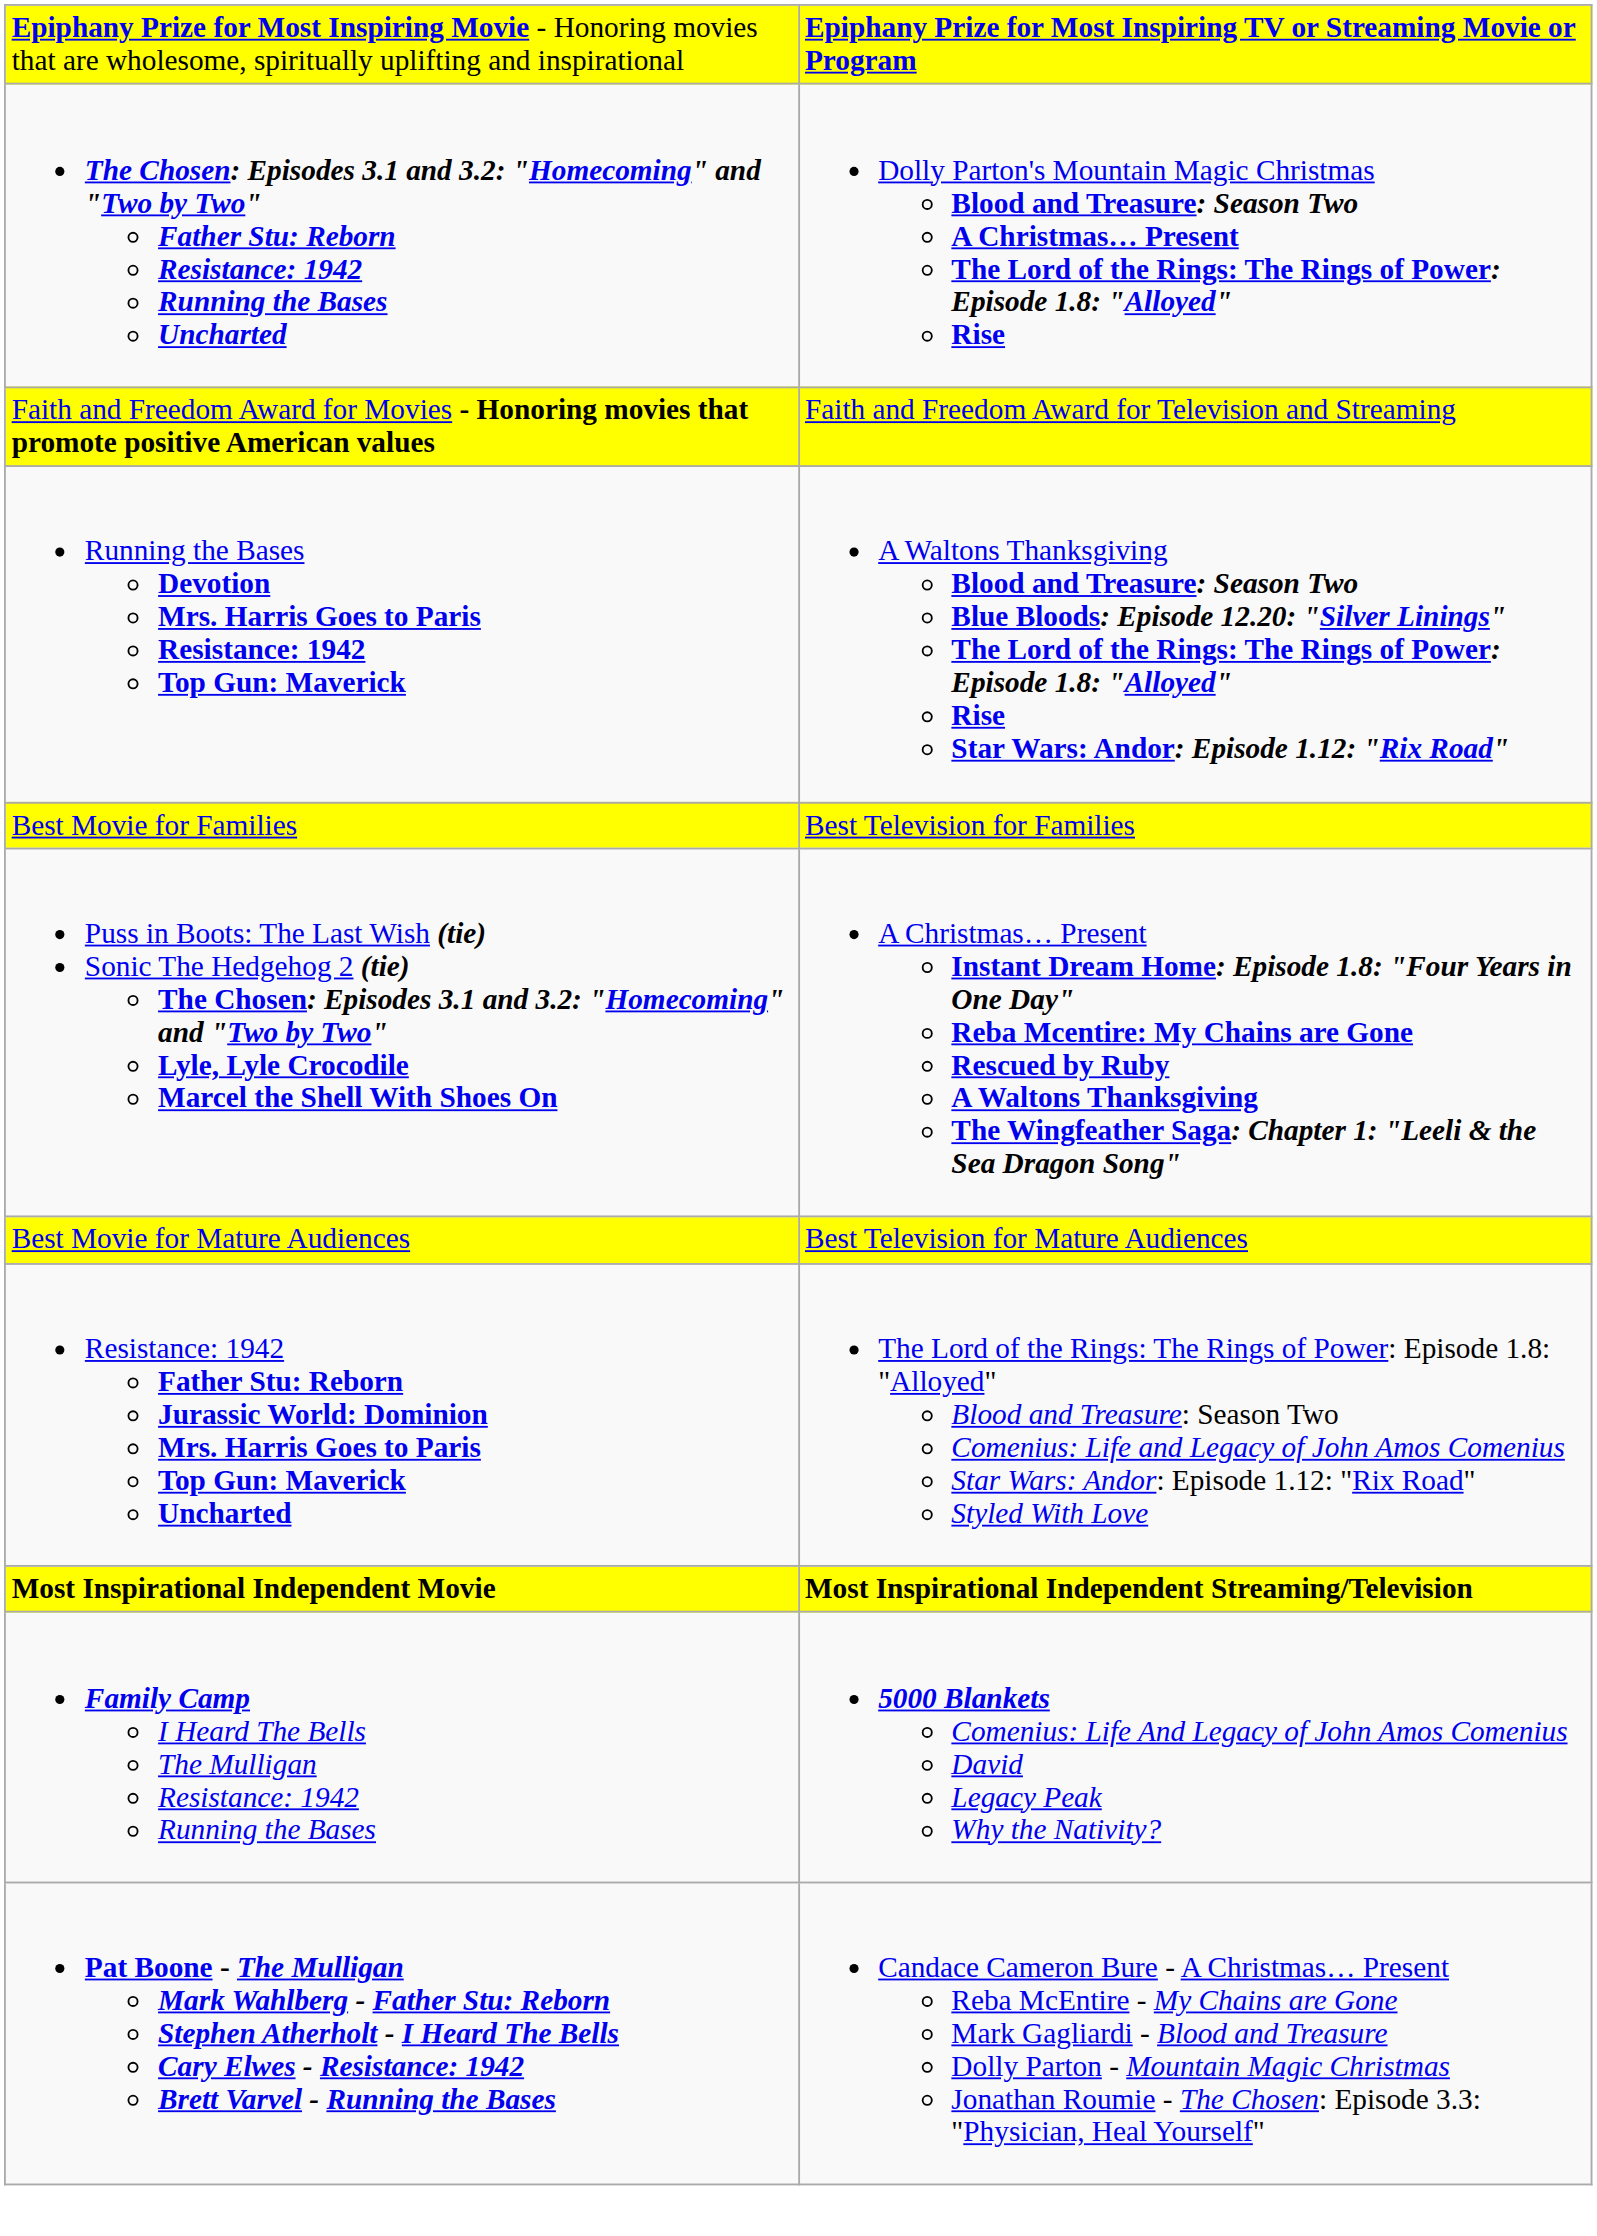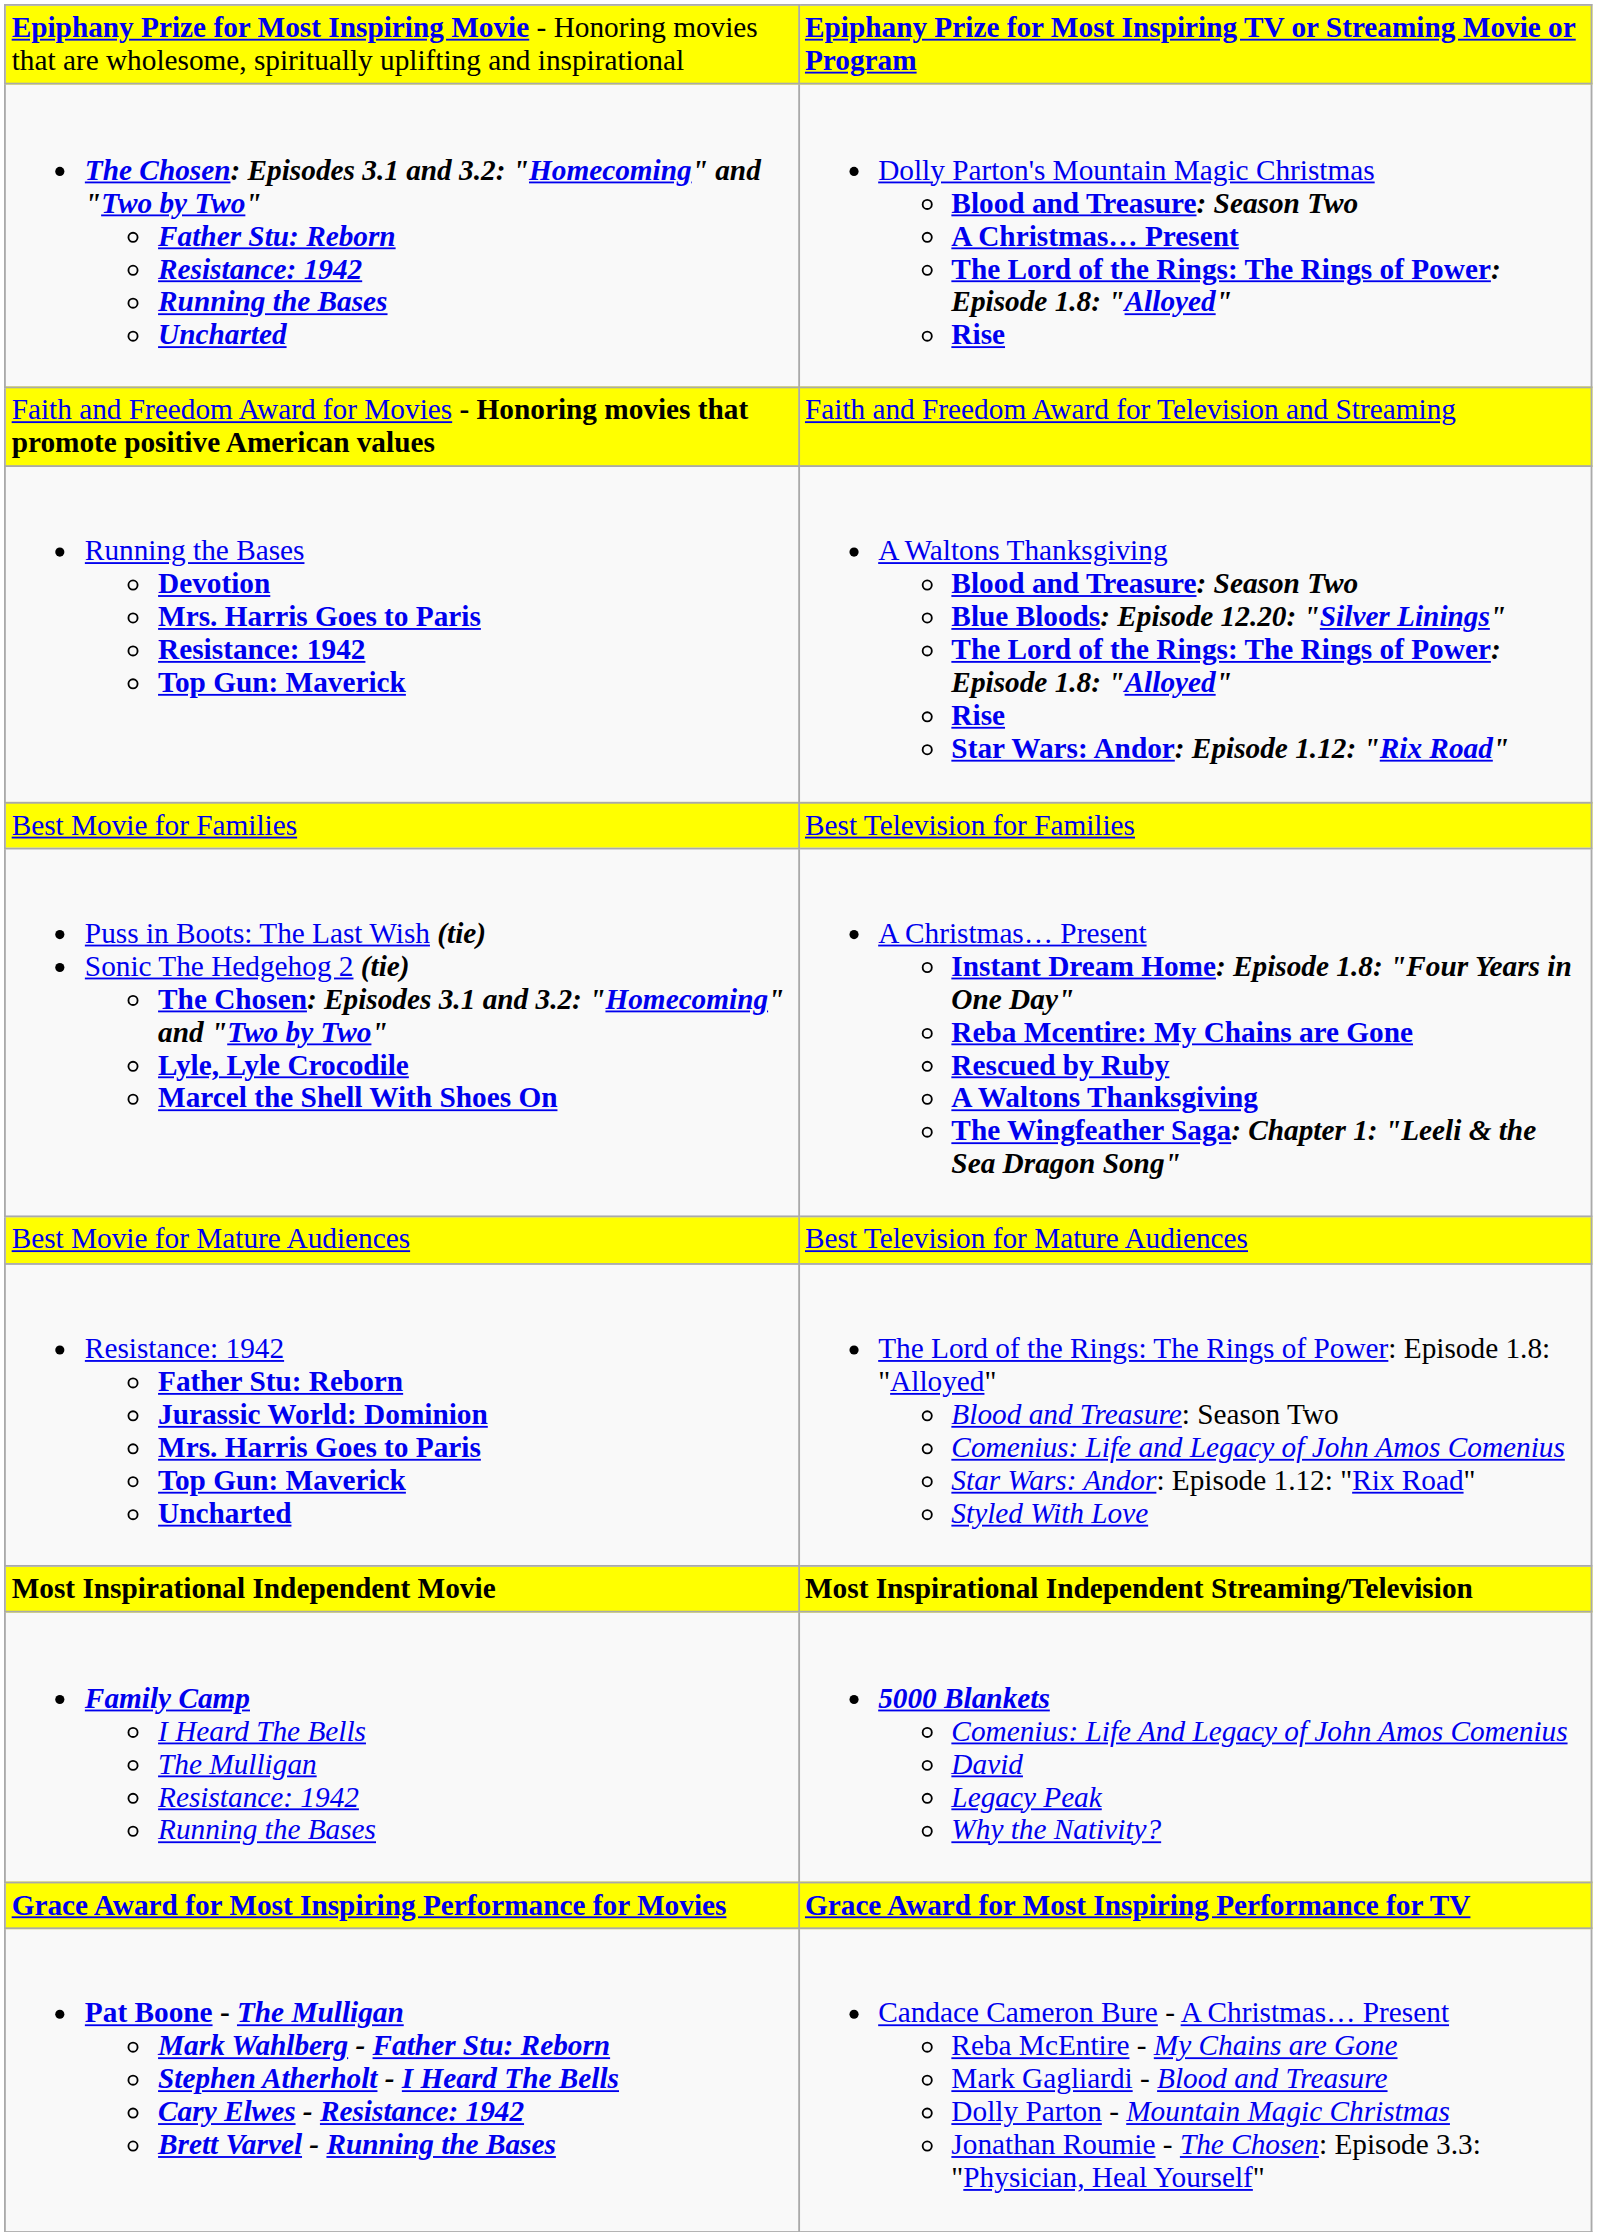+ row: (369, 1904)
